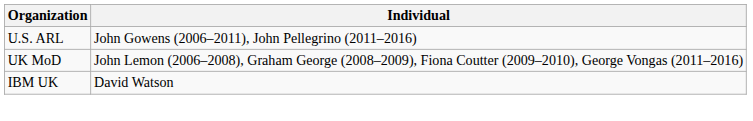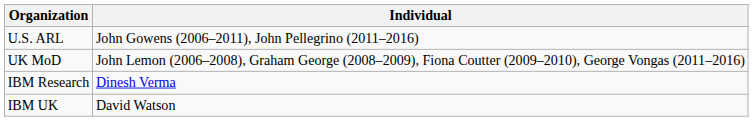+ row: (49, 82)
